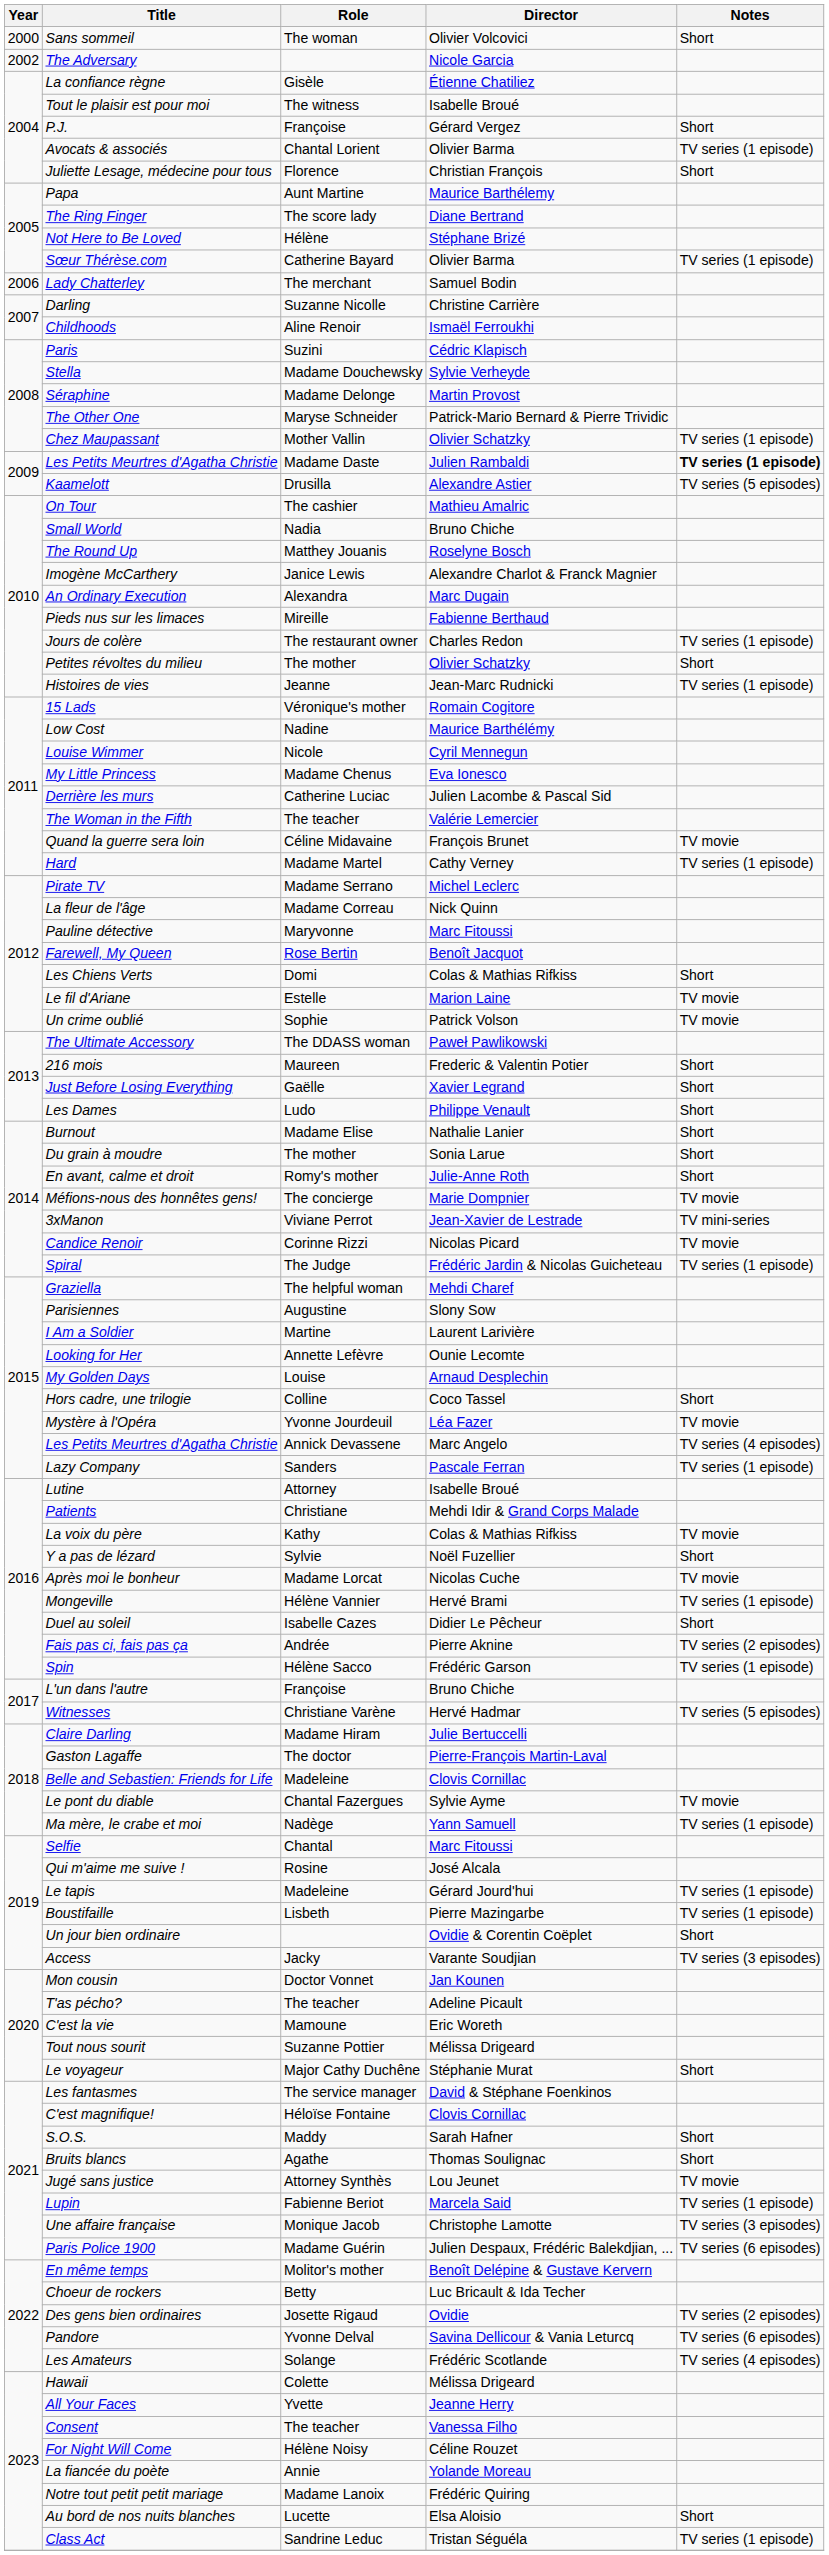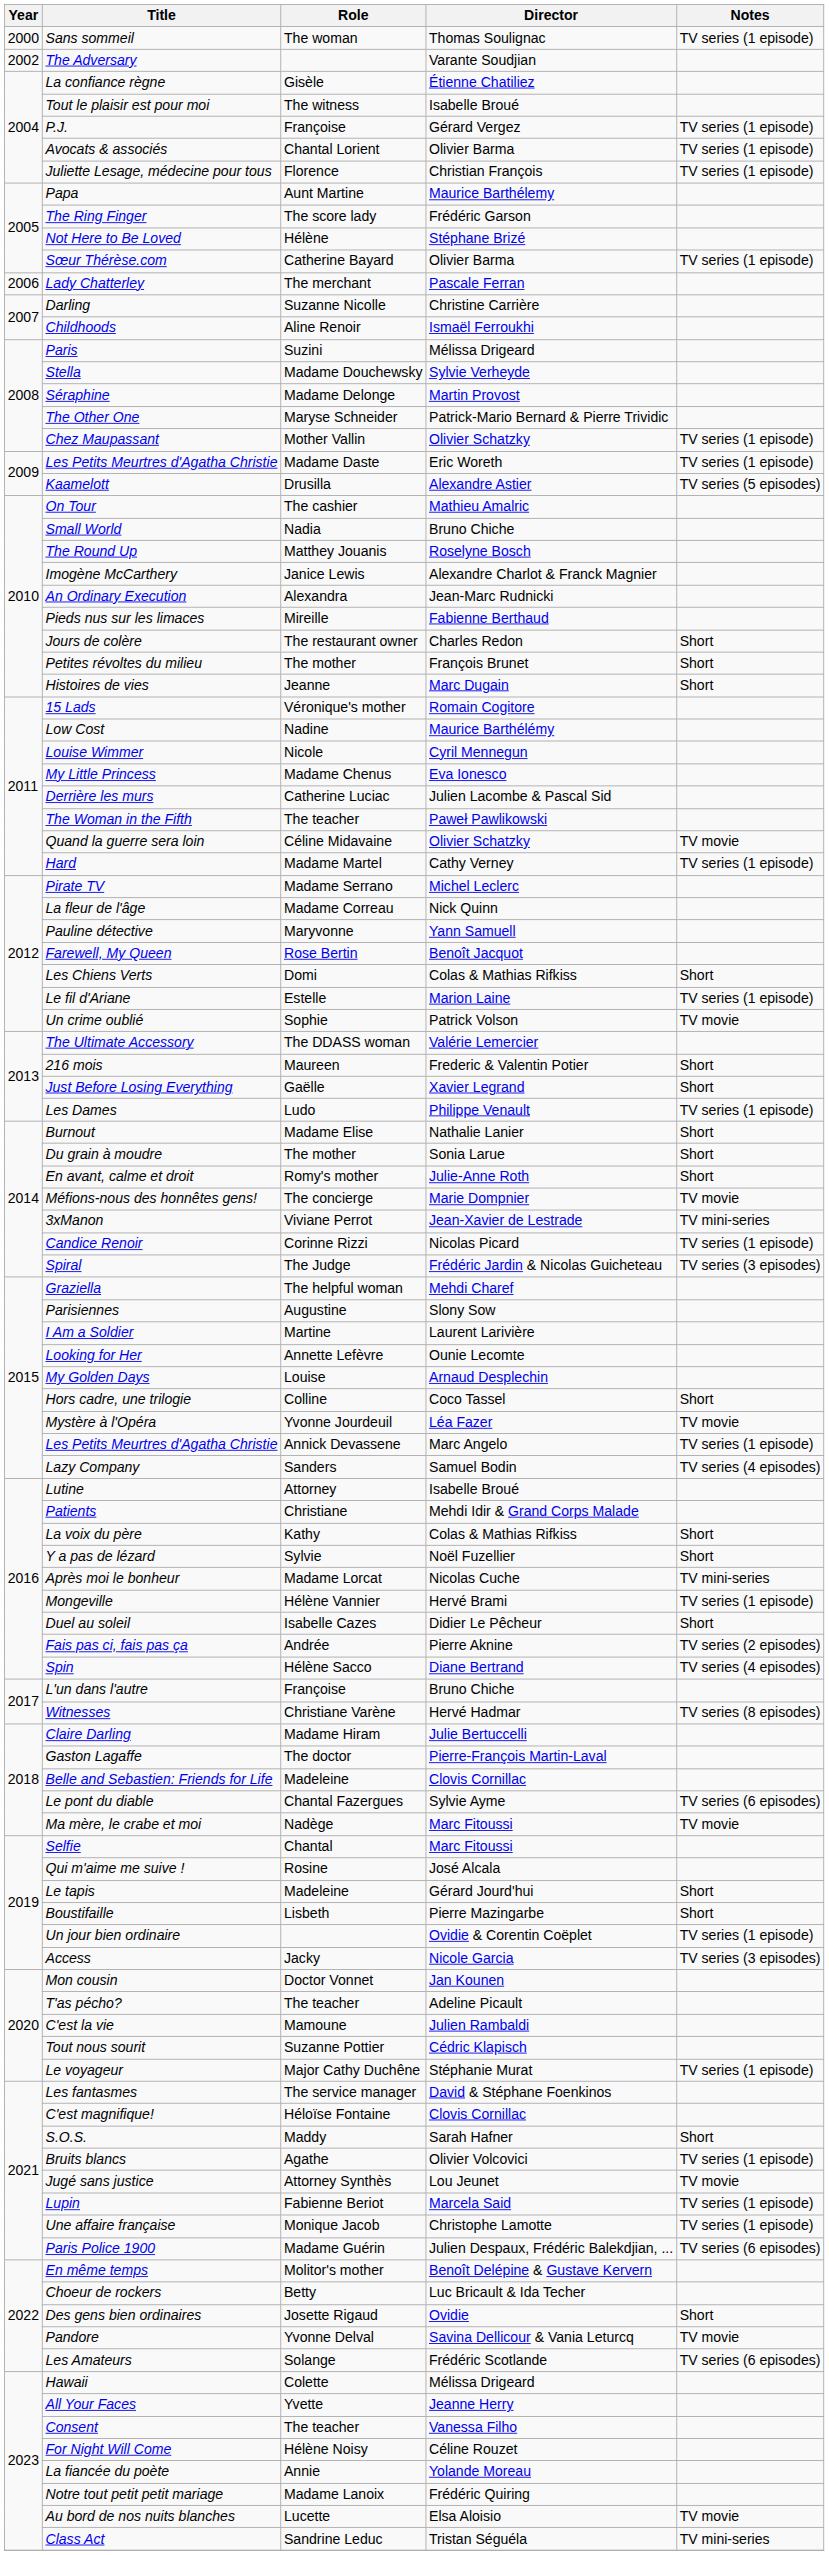(478, 37) Olivier Volcovici -> (487, 37) Thomas Soulignac
(696, 37) Short -> (747, 37) TV series (1 episode)
(471, 60) Nicole Garcia -> (482, 60) Varante Soudjian
(696, 127) Short -> (747, 127) TV series (1 episode)
(696, 171) Short -> (747, 171) TV series (1 episode)
(476, 216) Diane Bertrand -> (480, 216) Frédéric Garson
(473, 283) Samuel Bodin -> (477, 283) Pascale Ferran
(478, 350) Cédric Klapisch -> (482, 350) Mélissa Drigeard
(479, 462) Julien Rambaldi -> (466, 462) Eric Woreth
(750, 462) bold -> (747, 462) normal
(469, 596) Marc Dugain -> (491, 596) Jean-Marc Rudnicki
(747, 640) TV series (1 episode) -> (696, 640) Short
(479, 663) Olivier Schatzky -> (479, 663) François Brunet
(491, 685) Jean-Marc Rudnicki -> (469, 685) Marc Dugain
(747, 685) TV series (1 episode) -> (696, 685) Short
(484, 819) Valérie Lemercier -> (488, 819) Paweł Pawlikowski
(479, 841) François Brunet -> (479, 841) Olivier Schatzky
(471, 931) Marc Fitoussi -> (472, 931) Yann Samuell
(709, 998) TV movie -> (747, 998) TV series (1 episode)
(488, 1042) Paweł Pawlikowski -> (484, 1042) Valérie Lemercier
(696, 1109) Short -> (747, 1109) TV series (1 episode)
(709, 1243) TV movie -> (747, 1243) TV series (1 episode)
(747, 1266) TV series (1 episode) -> (750, 1266) TV series (3 episodes)
(750, 1444) TV series (4 episodes) -> (747, 1444) TV series (1 episode)
(477, 1467) Pascale Ferran -> (473, 1467) Samuel Bodin
(747, 1467) TV series (1 episode) -> (750, 1467) TV series (4 episodes)
(709, 1534) TV movie -> (696, 1534) Short
(709, 1578) TV movie -> (725, 1578) TV mini-series
(480, 1668) Frédéric Garson -> (476, 1668) Diane Bertrand
(747, 1668) TV series (1 episode) -> (750, 1668) TV series (4 episodes)
(750, 1712) TV series (5 episodes) -> (750, 1712) TV series (8 episodes)
(709, 1802) TV movie -> (750, 1802) TV series (6 episodes)
(472, 1824) Yann Samuell -> (471, 1824) Marc Fitoussi
(747, 1824) TV series (1 episode) -> (709, 1824) TV movie
(747, 1891) TV series (1 episode) -> (696, 1891) Short
(747, 1913) TV series (1 episode) -> (696, 1913) Short
(696, 1936) Short -> (747, 1936) TV series (1 episode)
(482, 1958) Varante Soudjian -> (471, 1958) Nicole Garcia
(466, 2025) Eric Woreth -> (479, 2025) Julien Rambaldi
(482, 2047) Mélissa Drigeard -> (478, 2047) Cédric Klapisch
(696, 2070) Short -> (747, 2070) TV series (1 episode)
(487, 2159) Thomas Soulignac -> (478, 2159) Olivier Volcovici
(696, 2159) Short -> (747, 2159) TV series (1 episode)
(750, 2226) TV series (3 episodes) -> (747, 2226) TV series (1 episode)
(750, 2315) TV series (2 episodes) -> (696, 2315) Short
(750, 2337) TV series (6 episodes) -> (709, 2337) TV movie
(750, 2360) TV series (4 episodes) -> (750, 2360) TV series (6 episodes)
(696, 2516) Short -> (709, 2516) TV movie
(747, 2538) TV series (1 episode) -> (725, 2538) TV mini-series
